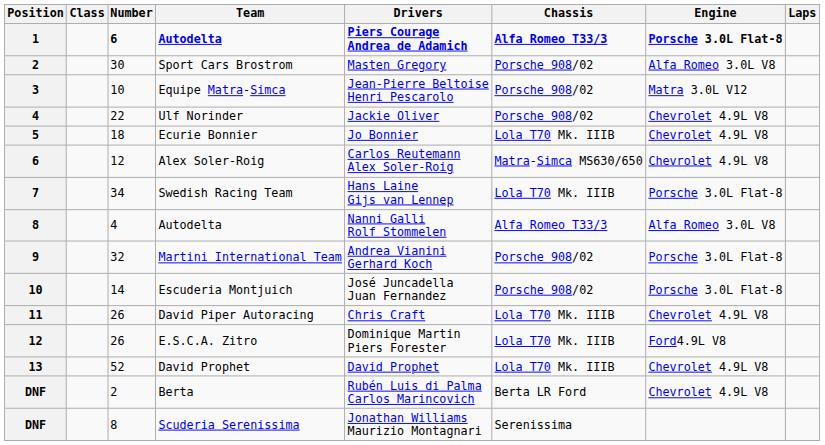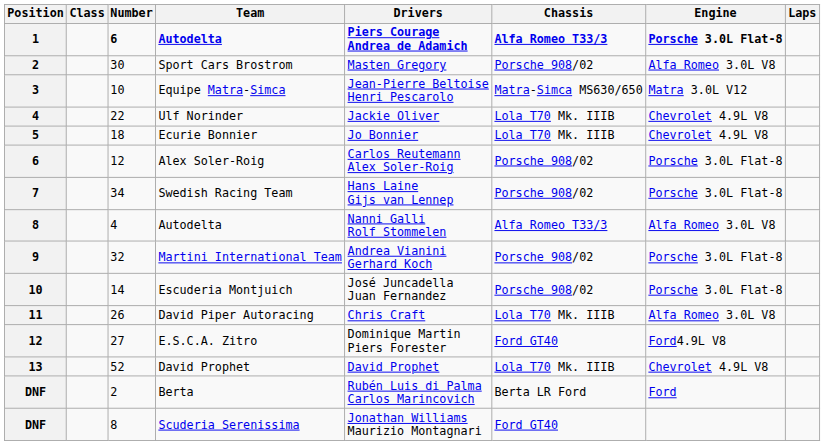(544, 91) Porsche 908/02 -> (569, 91) Matra-Simca MS630/650
(544, 117) Porsche 908/02 -> (554, 117) Lola T70 Mk. IIIB
(569, 161) Matra-Simca MS630/650 -> (544, 161) Porsche 908/02
(708, 161) Chevrolet 4.9L V8 -> (715, 161) Porsche 3.0L Flat-8
(554, 193) Lola T70 Mk. IIIB -> (544, 193) Porsche 908/02
(708, 316) Chevrolet 4.9L V8 -> (712, 316) Alfa Romeo 3.0L V8
(117, 341) 26 -> (117, 341) 27
(554, 341) Lola T70 Mk. IIIB -> (526, 341) Ford GT40
(708, 393) Chevrolet 4.9L V8 -> (663, 393) Ford
(533, 425) Serenissima -> (526, 425) Ford GT40
